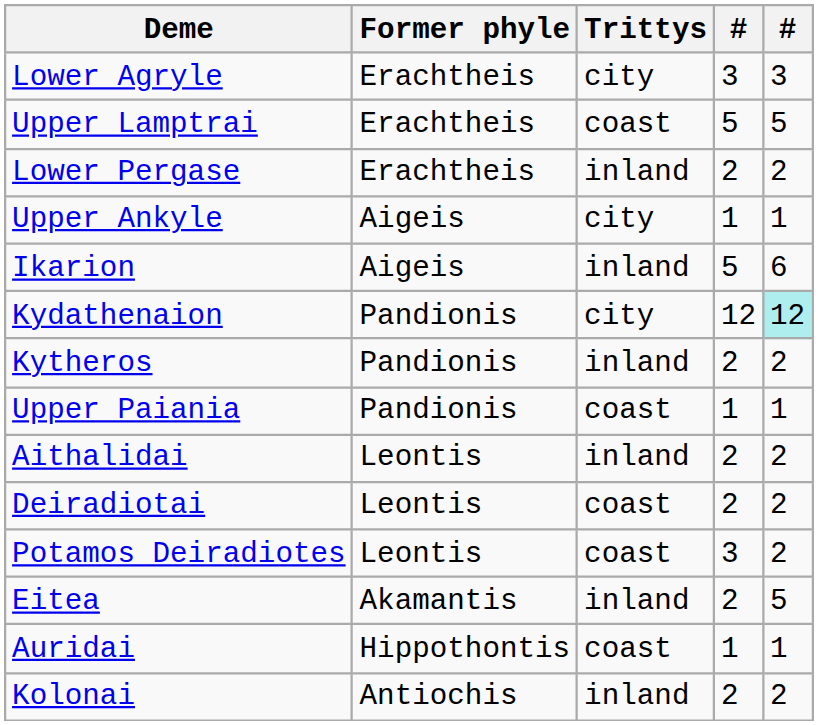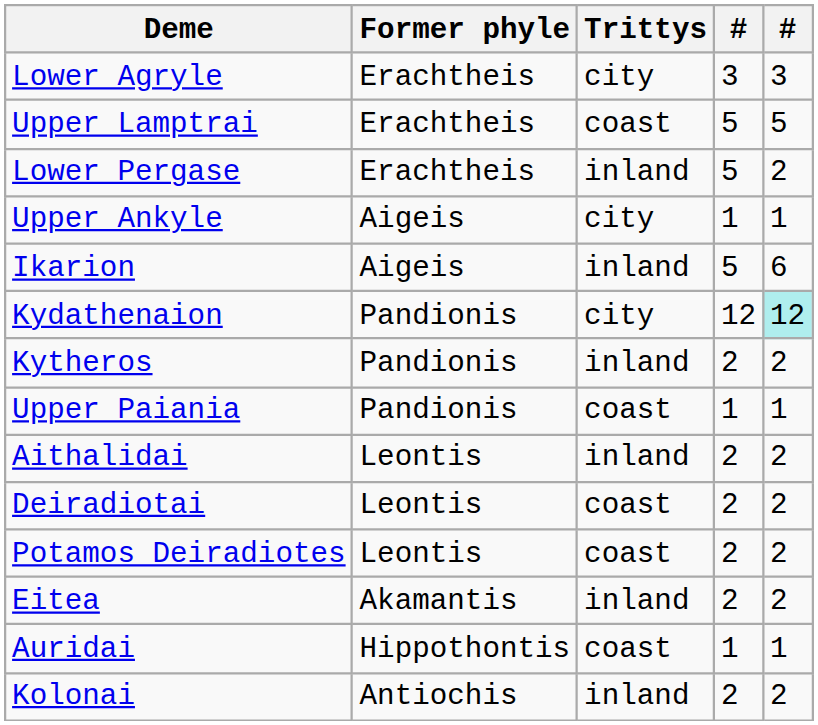(730, 172) 2 -> (730, 172) 5
(730, 553) 3 -> (730, 553) 2
(779, 601) 5 -> (779, 601) 2
